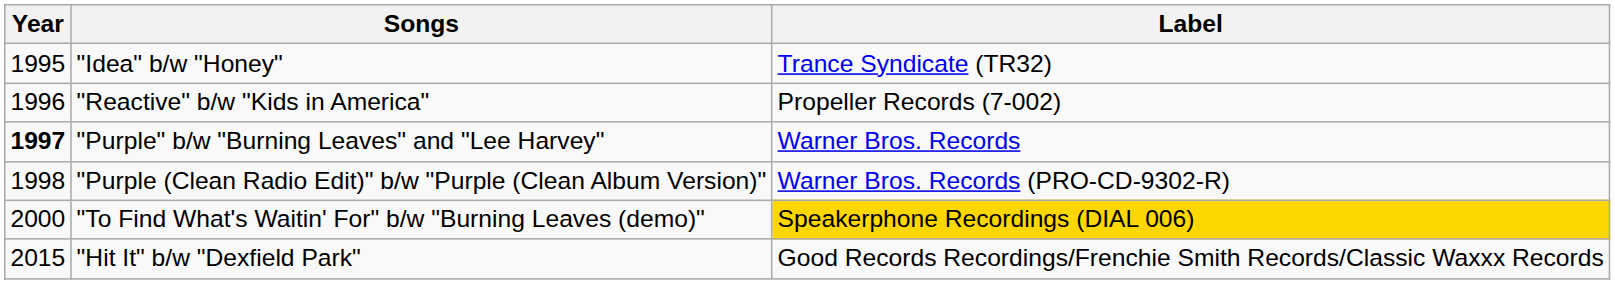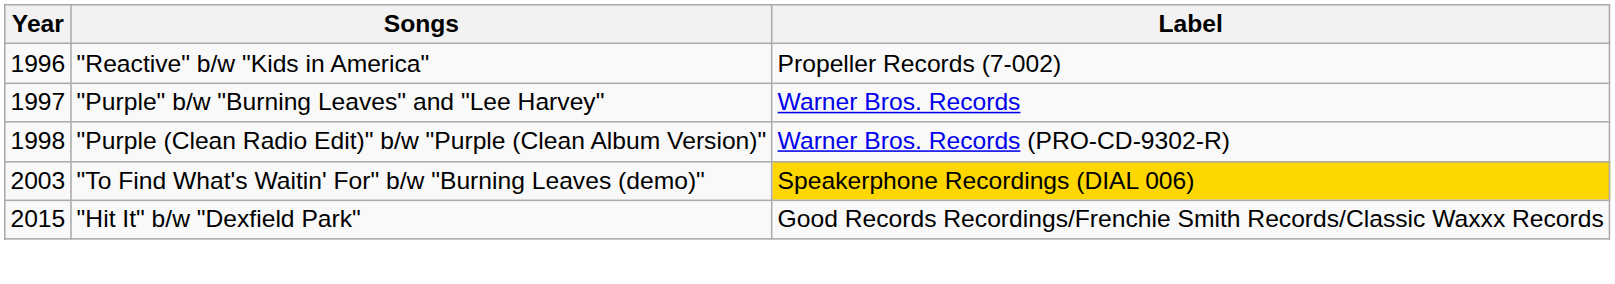- row: (180, 63)
(38, 141) bold -> (38, 102) normal
(38, 219) 2000 -> (38, 180) 2003
